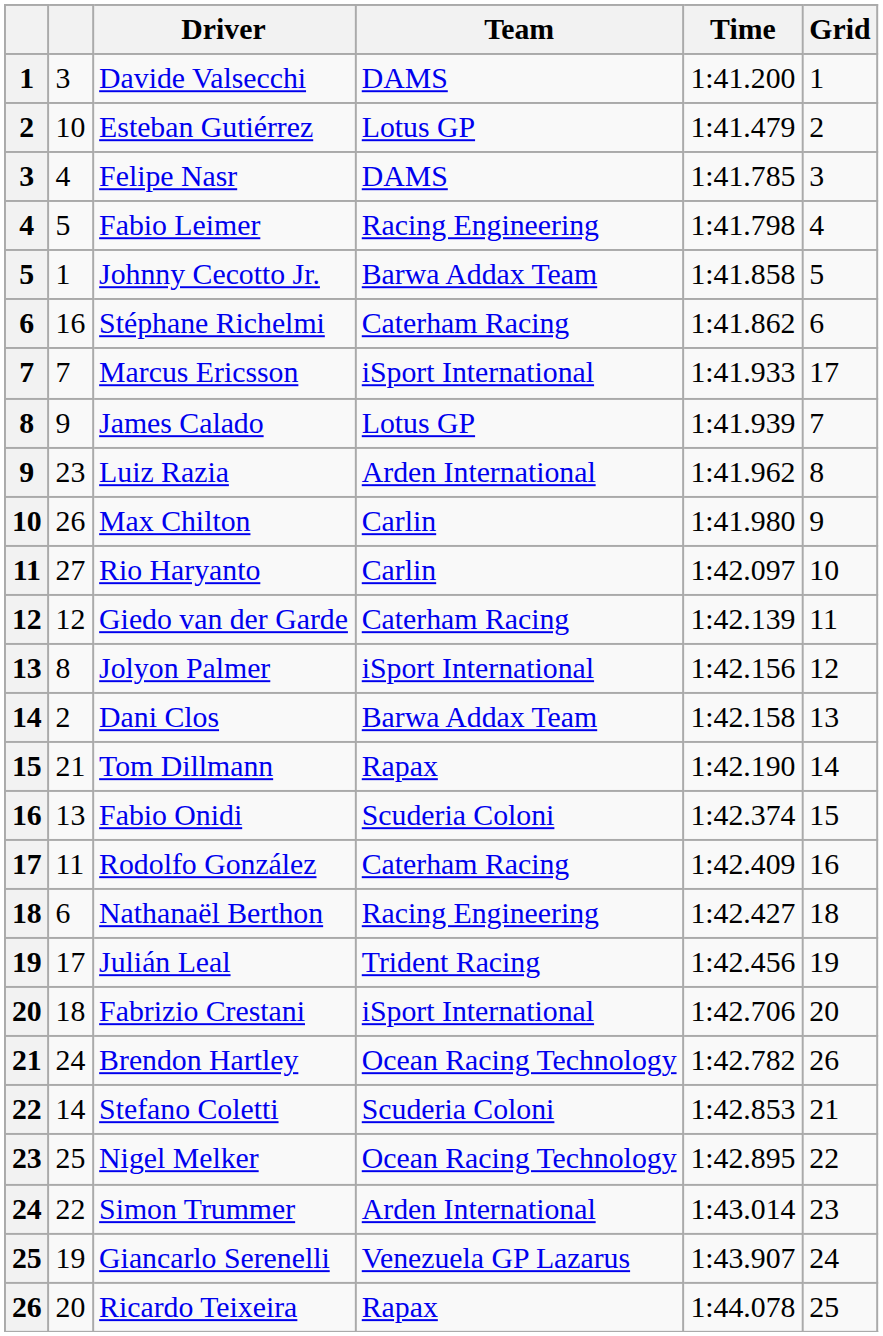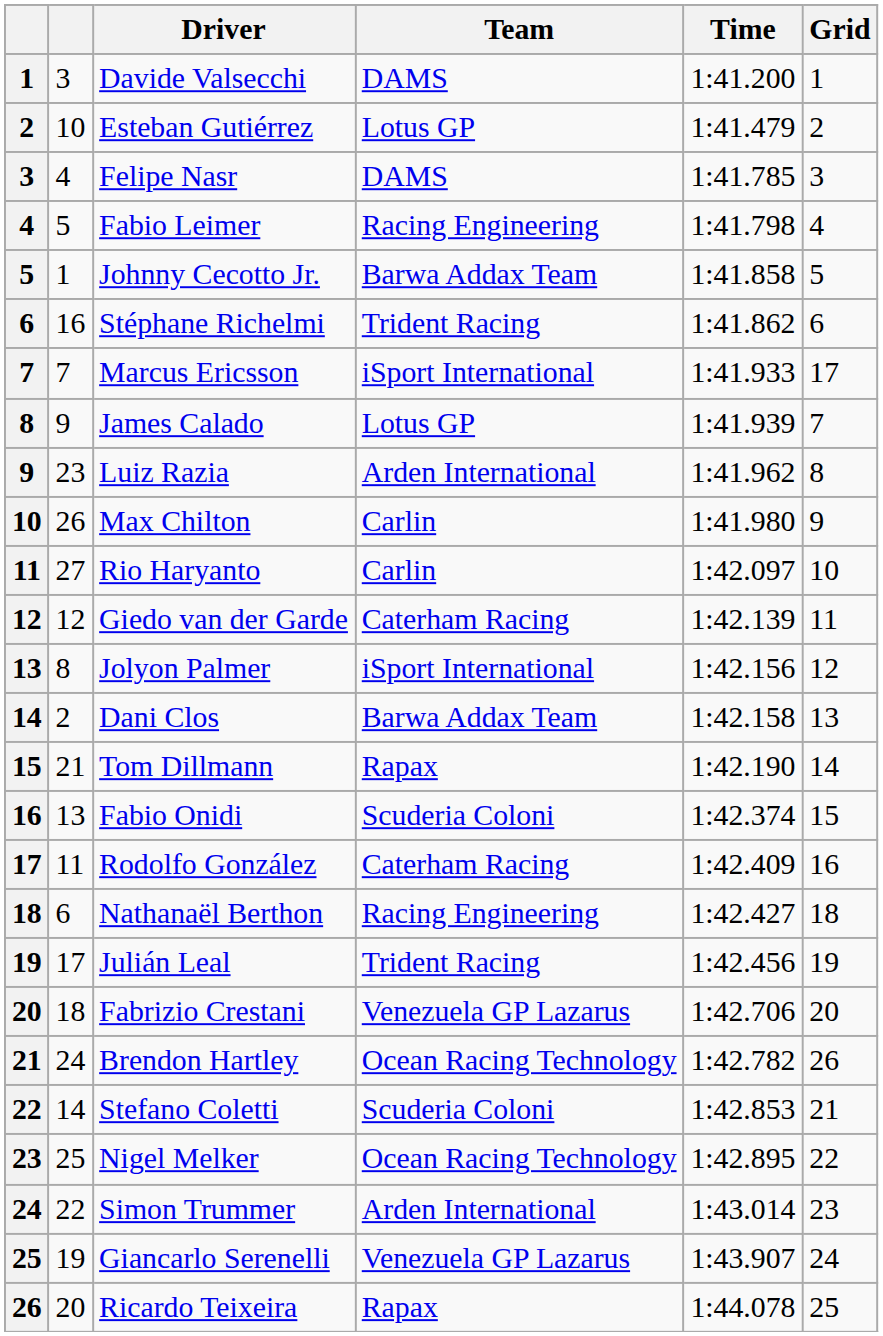(466, 323) Caterham Racing -> (451, 323) Trident Racing
(478, 1011) iSport International -> (496, 1011) Venezuela GP Lazarus
